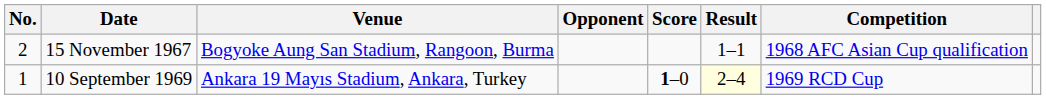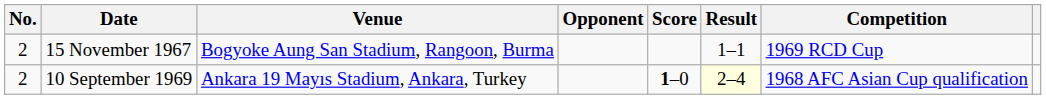(897, 49) 1968 AFC Asian Cup qualification -> (824, 49) 1969 RCD Cup
(23, 79) 1 -> (23, 79) 2
(824, 79) 1969 RCD Cup -> (897, 79) 1968 AFC Asian Cup qualification
